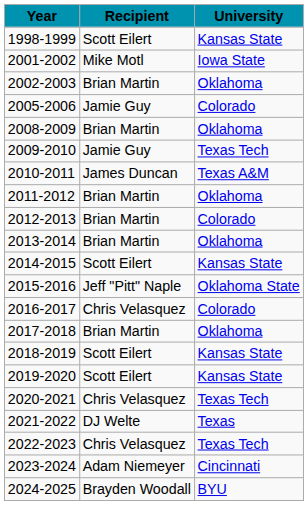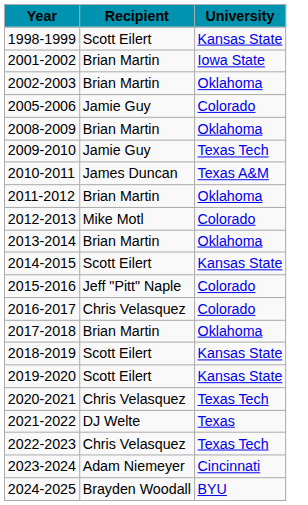(113, 61) Mike Motl -> (121, 61) Brian Martin
(121, 219) Brian Martin -> (113, 219) Mike Motl
(249, 286) Oklahoma State -> (226, 286) Colorado
